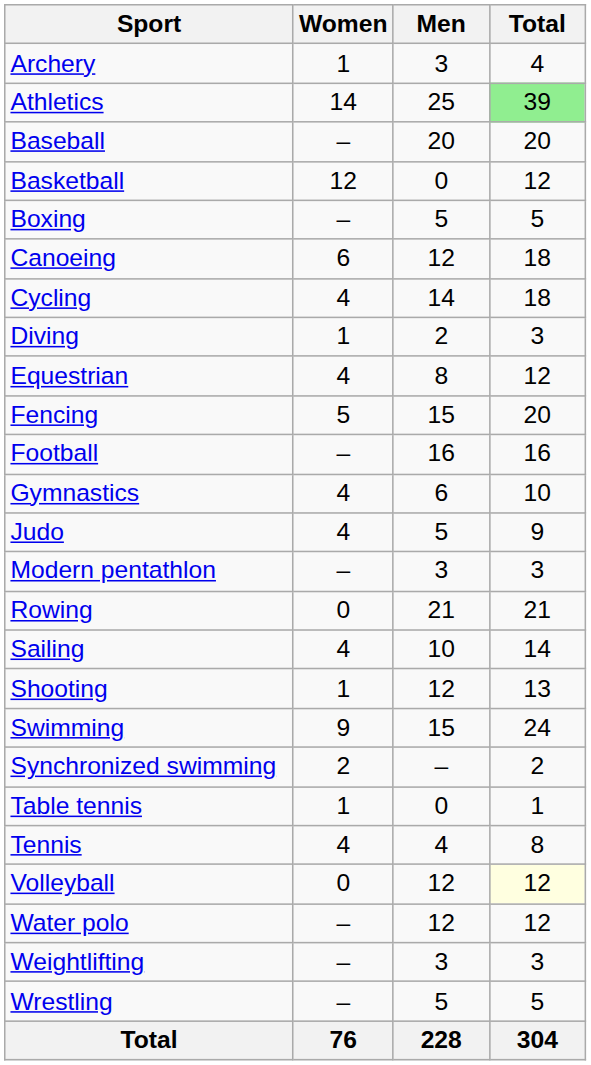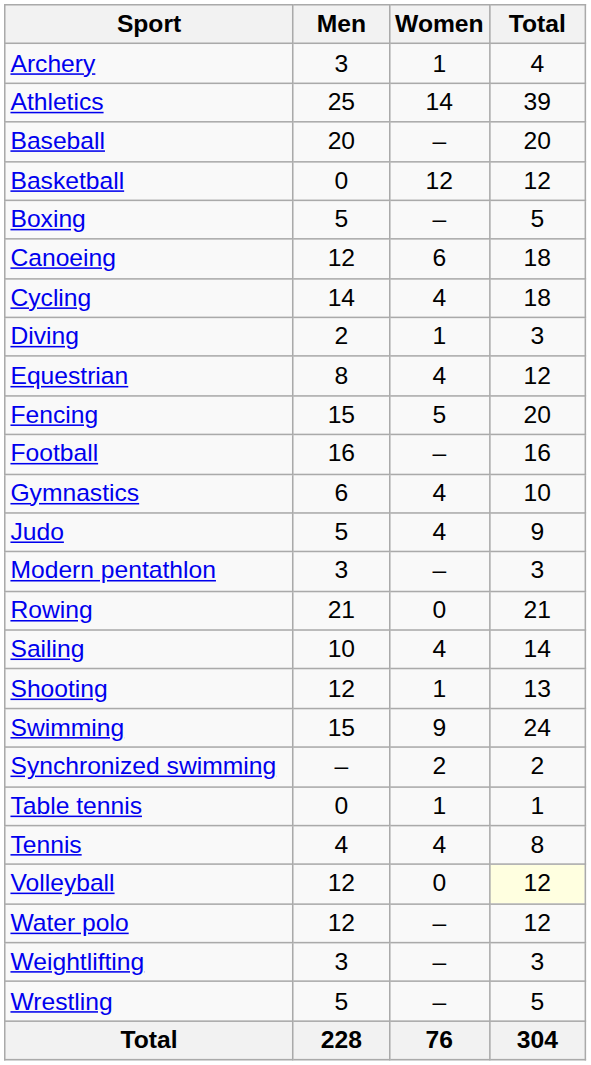columns swapped: (441, 24) <-> (343, 24)
(537, 102) lightgreen background -> (537, 102) no background
